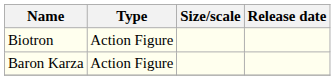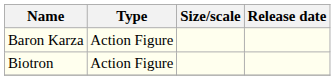rows swapped: (46, 63) <-> (31, 39)
